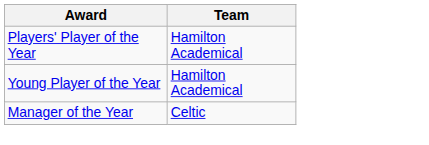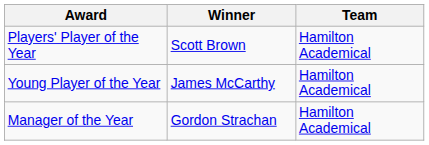+ column: (232, 15)
(188, 113) Celtic -> (335, 120) Hamilton Academical
